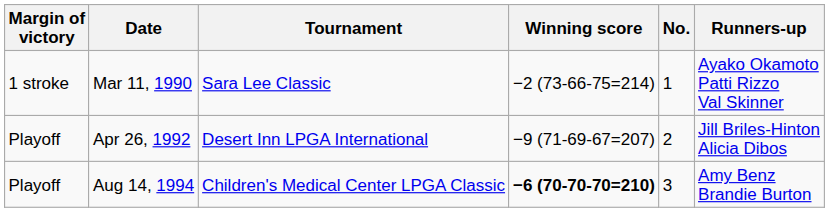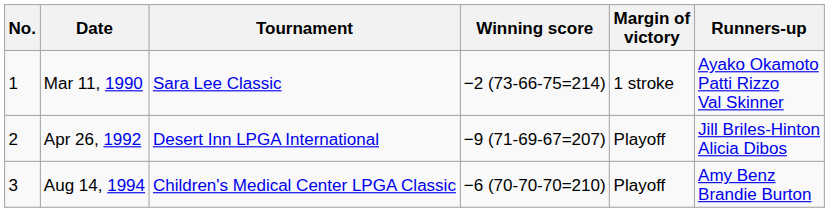columns swapped: (676, 28) <-> (47, 28)
(584, 185) bold -> (535, 185) normal
